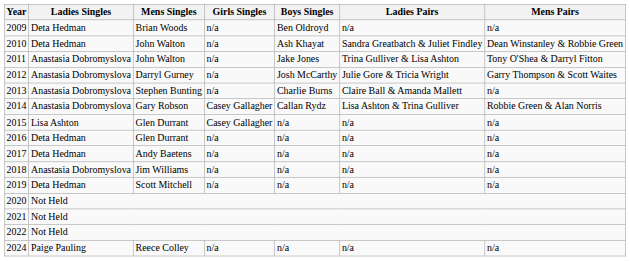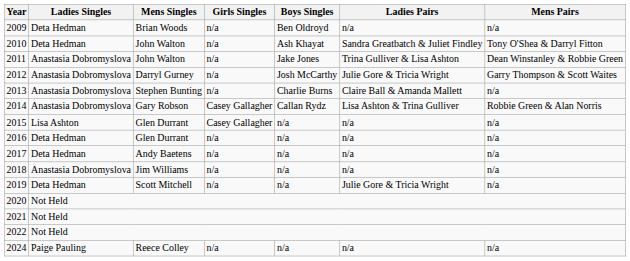(555, 43) Dean Winstanley & Robbie Green -> (545, 43) Tony O'Shea & Darryl Fitton
(545, 59) Tony O'Shea & Darryl Fitton -> (555, 59) Dean Winstanley & Robbie Green
(348, 185) n/a -> (395, 185) Julie Gore & Tricia Wright
